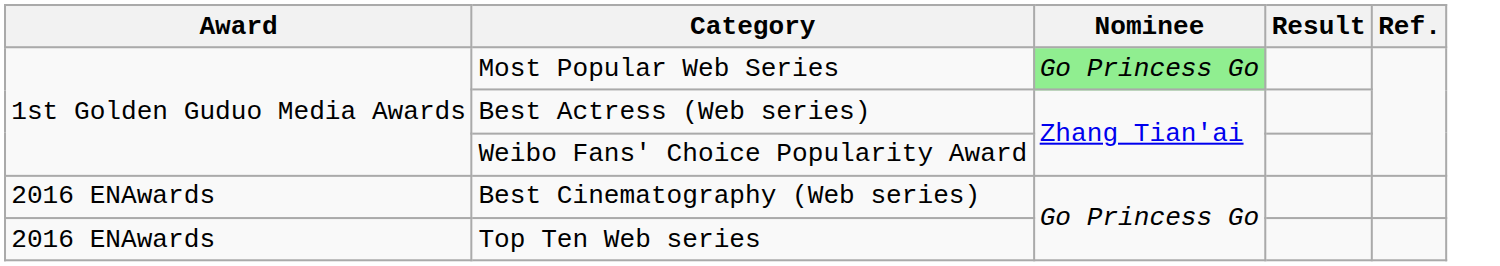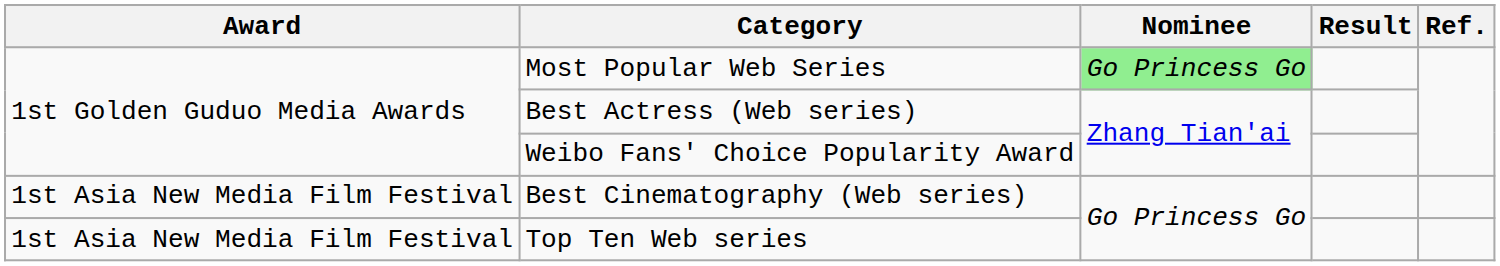(113, 197) 2016 ENAwards -> (262, 197) 1st Asia New Media Film Festival
(113, 239) 2016 ENAwards -> (262, 239) 1st Asia New Media Film Festival
